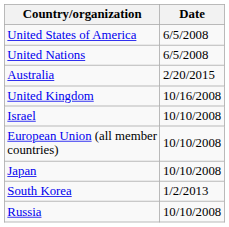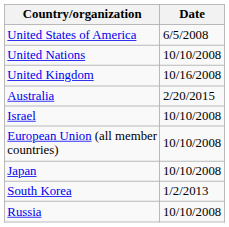(186, 55) 6/5/2008 -> (192, 55) 10/10/2008
rows swapped: (51, 95) <-> (31, 75)
